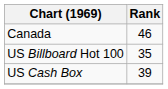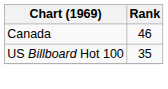- row: (45, 73)
